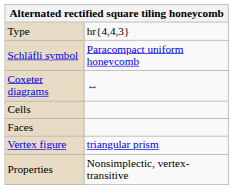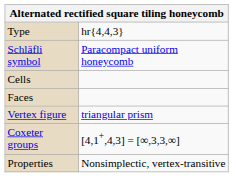- row: (28, 85)
+ row: (25, 139)
